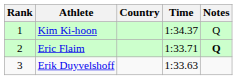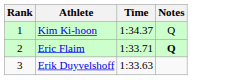- column: (140, 13)
